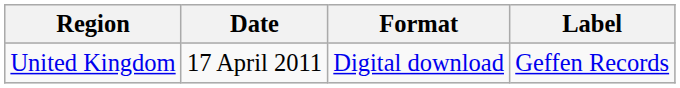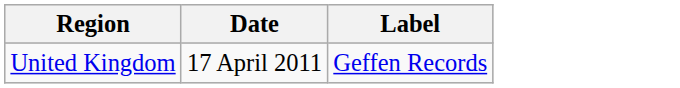- column: (419, 23)
